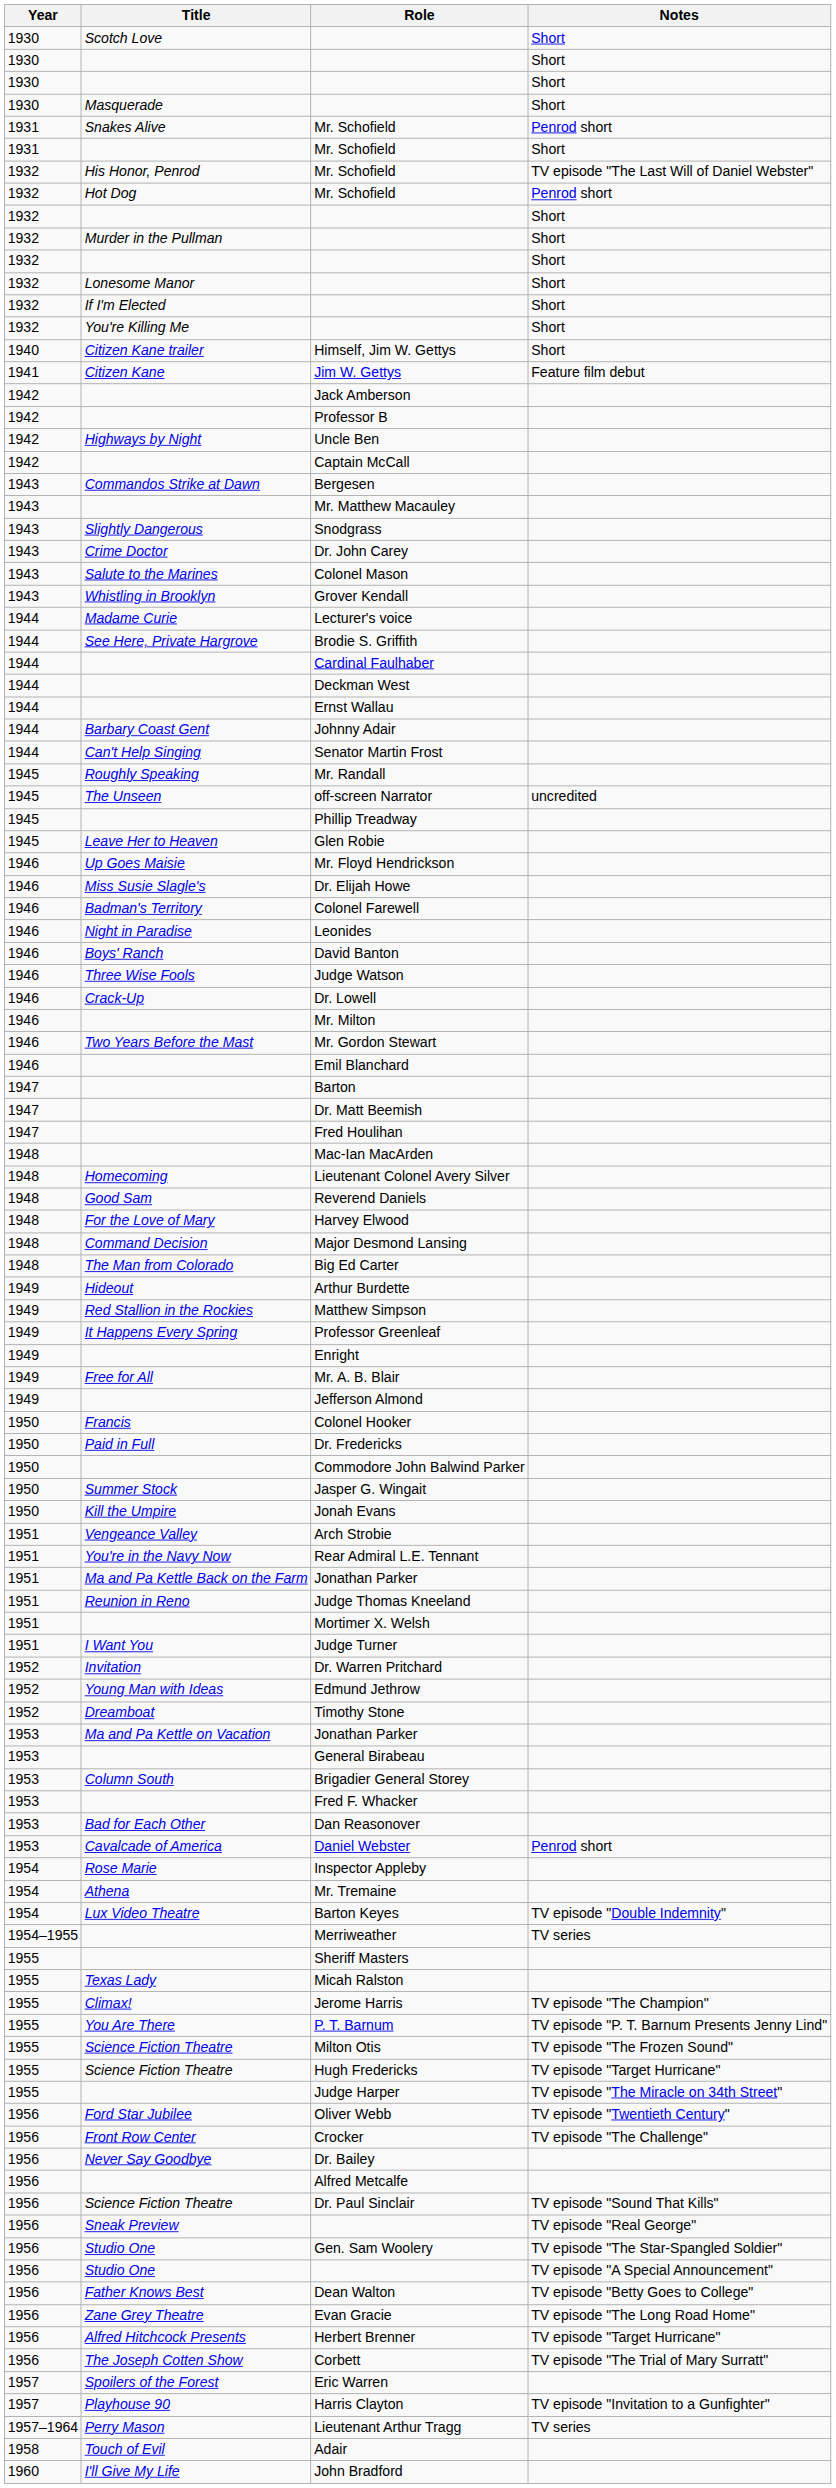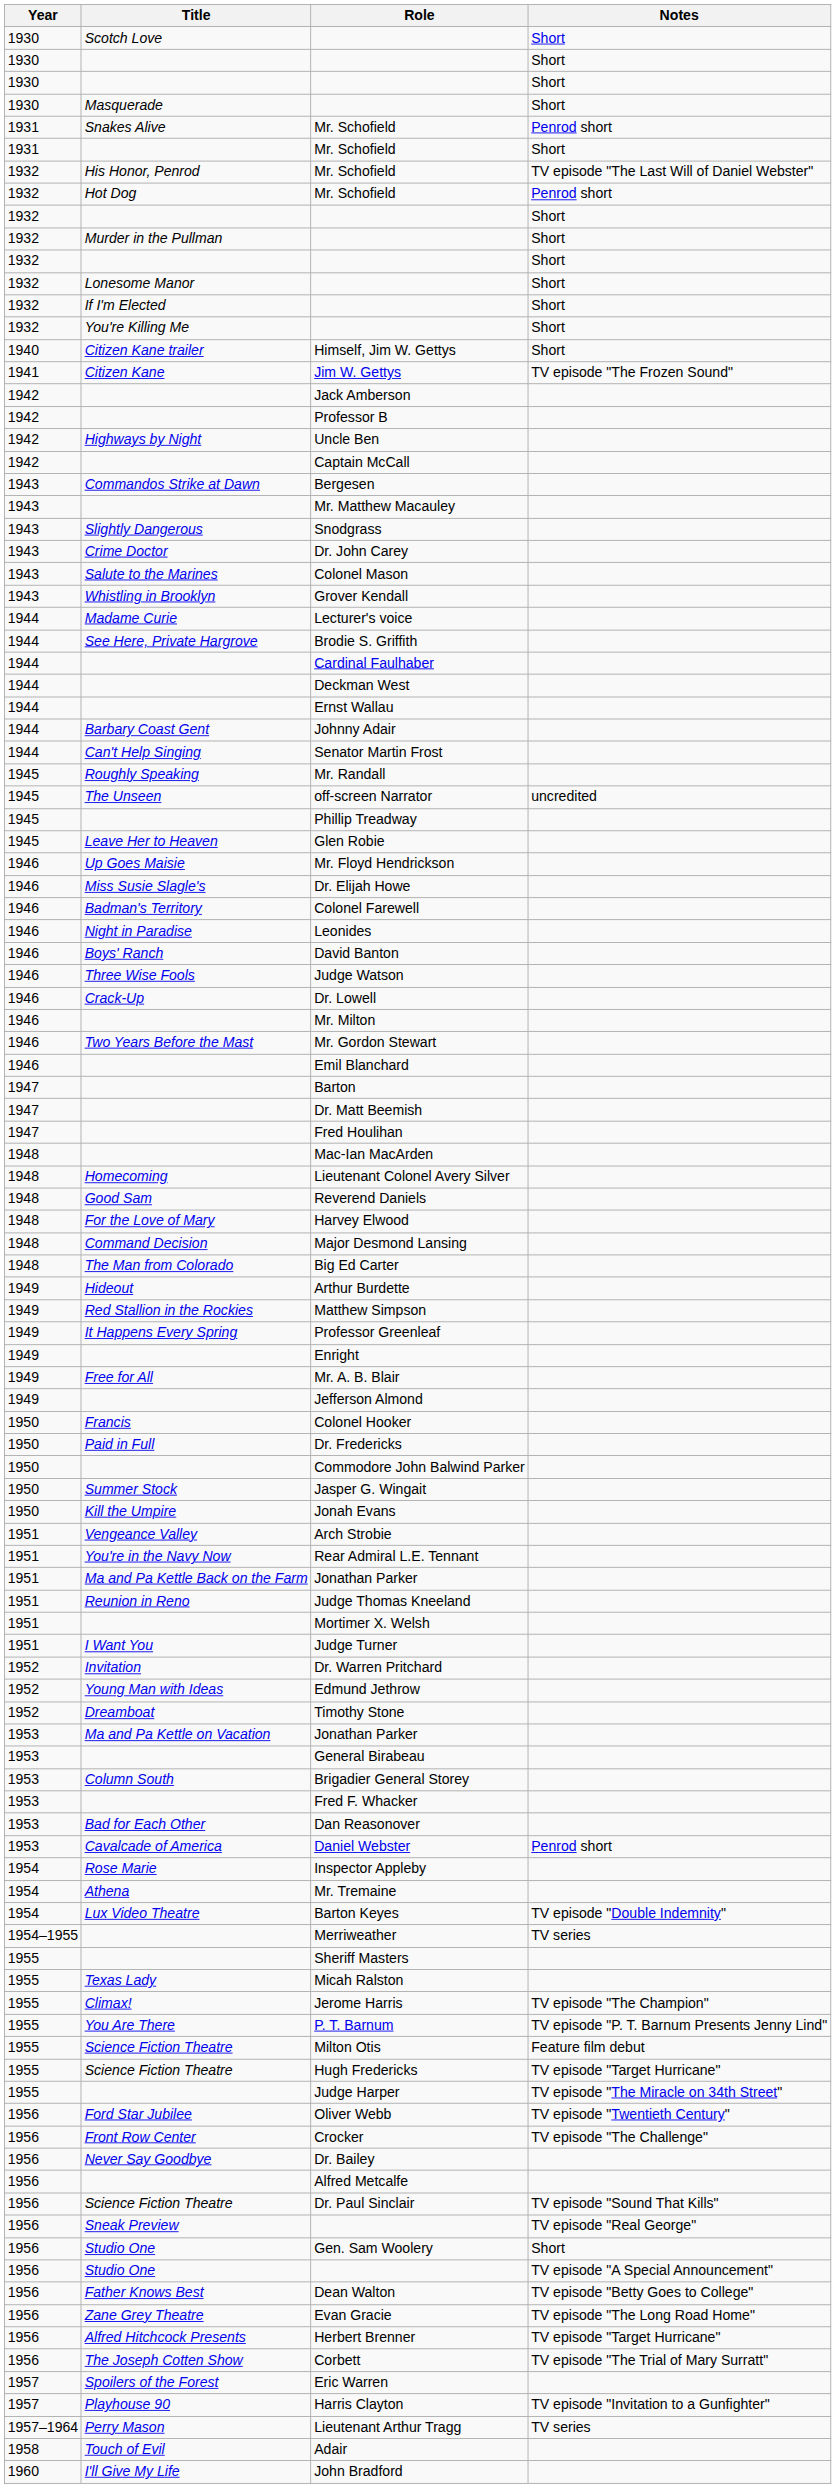(588, 372) Feature film debut -> (632, 372) TV episode "The Frozen Sound"
(632, 2047) TV episode "The Frozen Sound" -> (588, 2047) Feature film debut
(657, 2248) TV episode "The Star-Spangled Soldier" -> (548, 2248) Short
